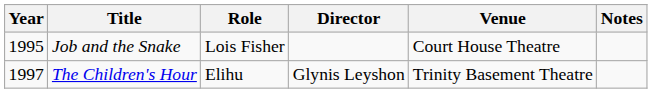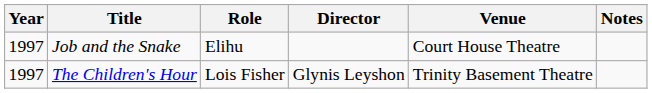(26, 46) 1995 -> (26, 46) 1997
(245, 46) Lois Fisher -> (224, 46) Elihu
(224, 74) Elihu -> (245, 74) Lois Fisher
